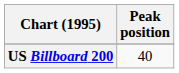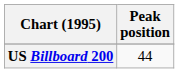(145, 56) 40 -> (145, 56) 44
